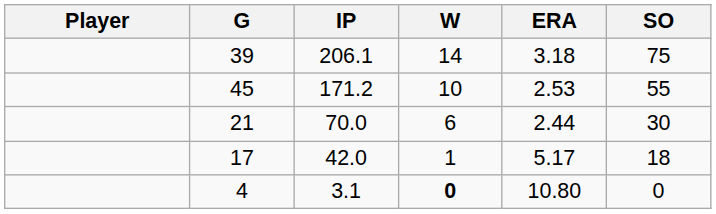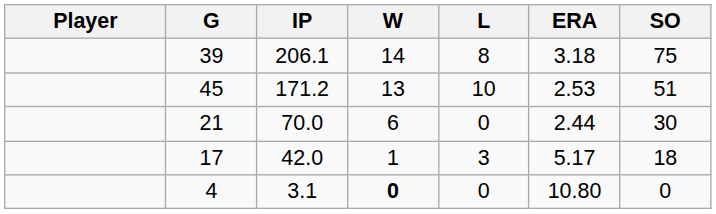+ column: (484, 21)
(450, 89) 10 -> (393, 89) 13
(659, 89) 55 -> (665, 89) 51
